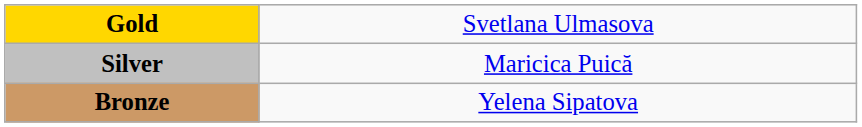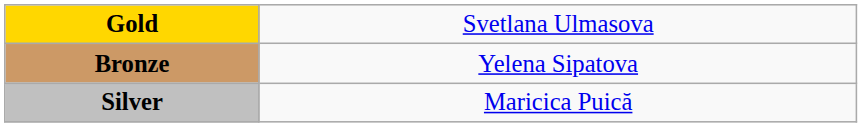rows swapped: (132, 63) <-> (132, 102)
